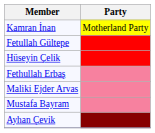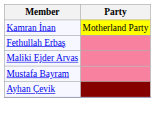- row: (38, 43)
- row: (33, 58)
